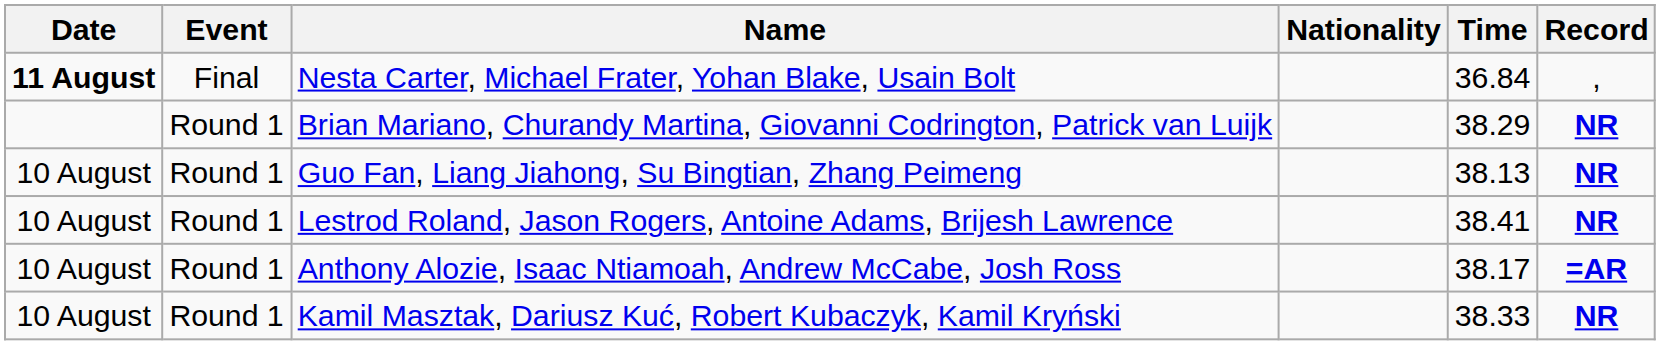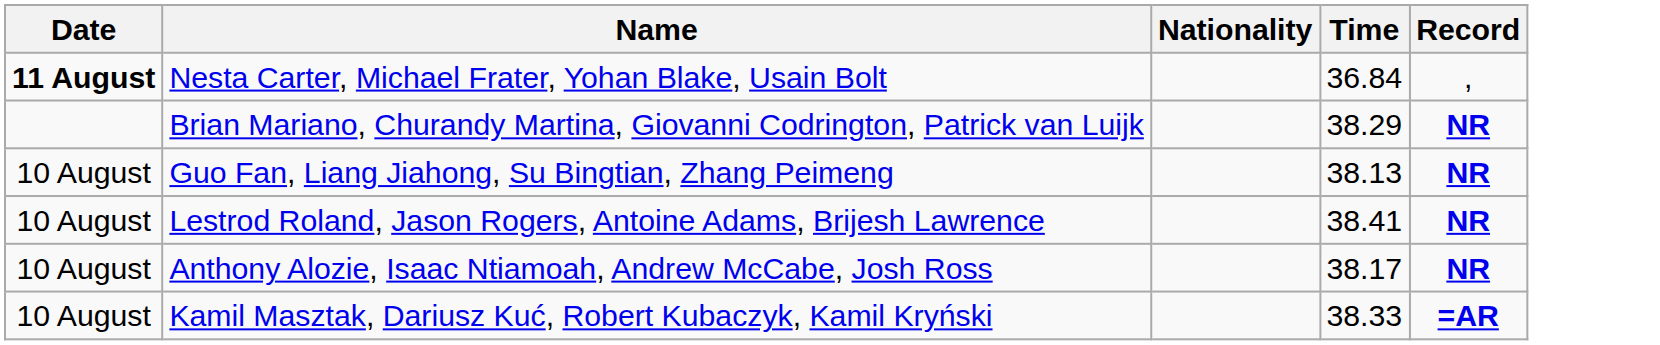- column: (227, 29)
(1597, 269) =AR -> (1468, 269) NR
(1597, 316) NR -> (1468, 316) =AR
